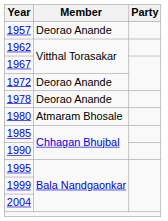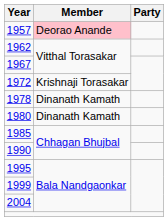(74, 30) no background -> (74, 30) pink background
(74, 82) Deorao Anande -> (82, 82) Krishnaji Torasakar
(74, 99) Deorao Anande -> (78, 99) Dinanath Kamath
(79, 116) Atmaram Bhosale -> (78, 116) Dinanath Kamath
